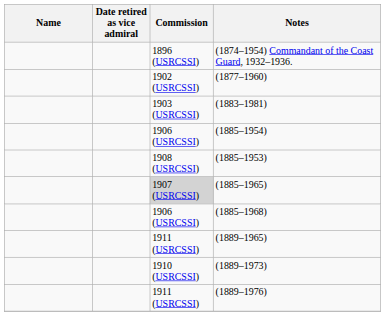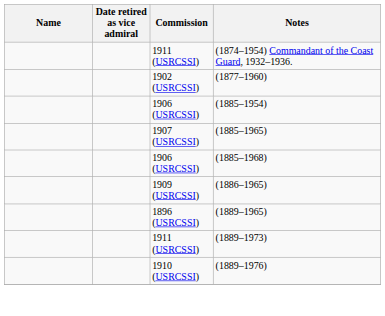(176, 55) 1896 (USRCSSI) -> (176, 55) 1911 (USRCSSI)
- row: (241, 104)
- row: (241, 157)
(176, 190) lightgrey background -> (176, 136) no background
+ row: (241, 184)
(176, 244) 1911 (USRCSSI) -> (176, 217) 1896 (USRCSSI)
(176, 271) 1910 (USRCSSI) -> (176, 244) 1911 (USRCSSI)
(176, 298) 1911 (USRCSSI) -> (176, 271) 1910 (USRCSSI)
